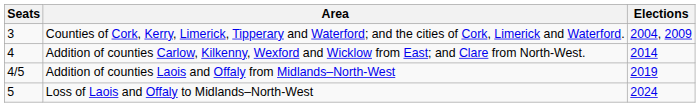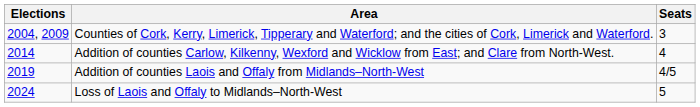columns swapped: (661, 14) <-> (24, 14)
